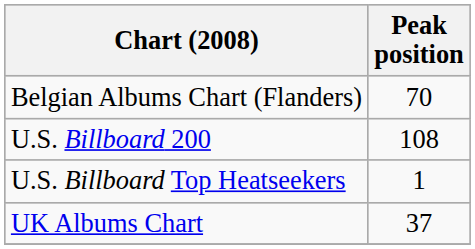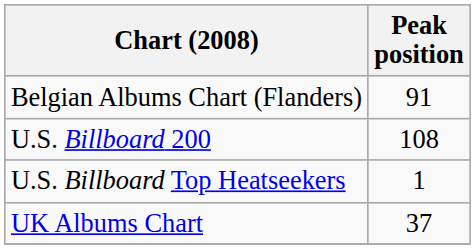(419, 97) 70 -> (419, 97) 91
